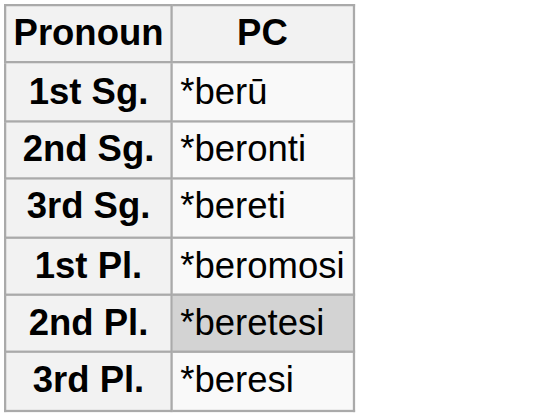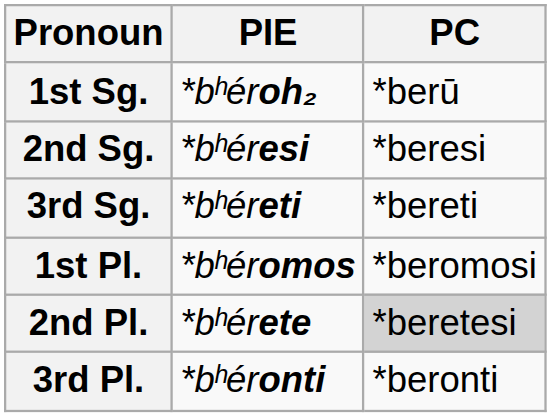+ column: (268, 33)
(243, 149) *beronti -> (429, 149) *beresi
(237, 380) *beresi -> (435, 380) *beronti
